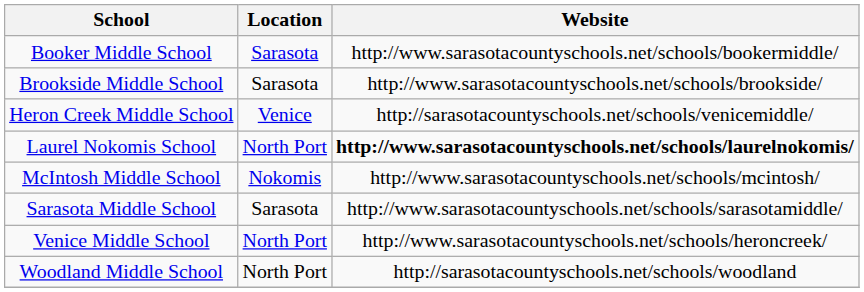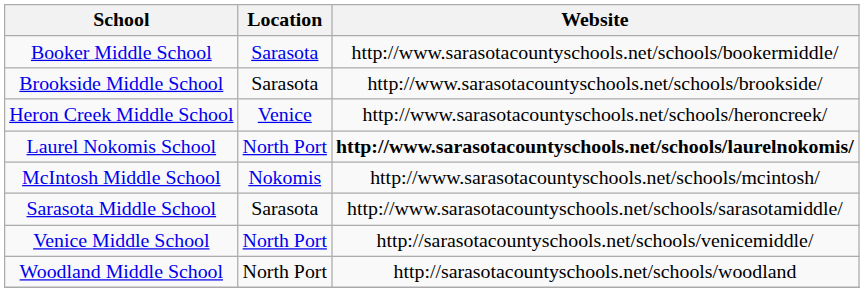(595, 114) http://sarasotacountyschools.net/schools/venicemiddle/ -> (595, 114) http://www.sarasotacountyschools.net/schools/heroncreek/
(595, 240) http://www.sarasotacountyschools.net/schools/heroncreek/ -> (595, 240) http://sarasotacountyschools.net/schools/venicemiddle/
